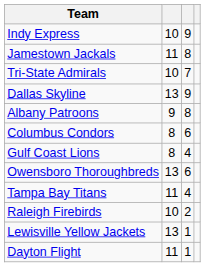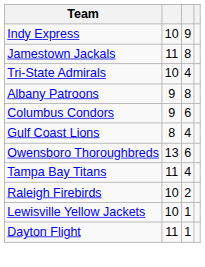(188, 73) 7 -> (188, 73) 4
- row: (46, 93)
(172, 133) 8 -> (172, 113) 9
(172, 232) 13 -> (172, 212) 10
